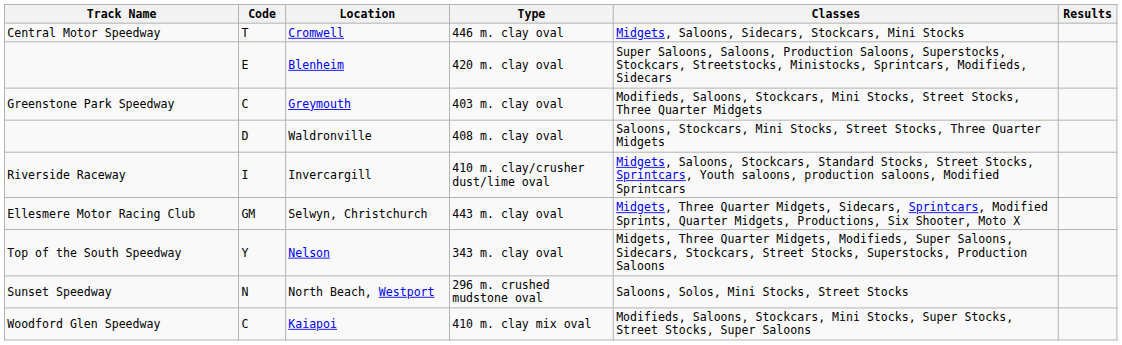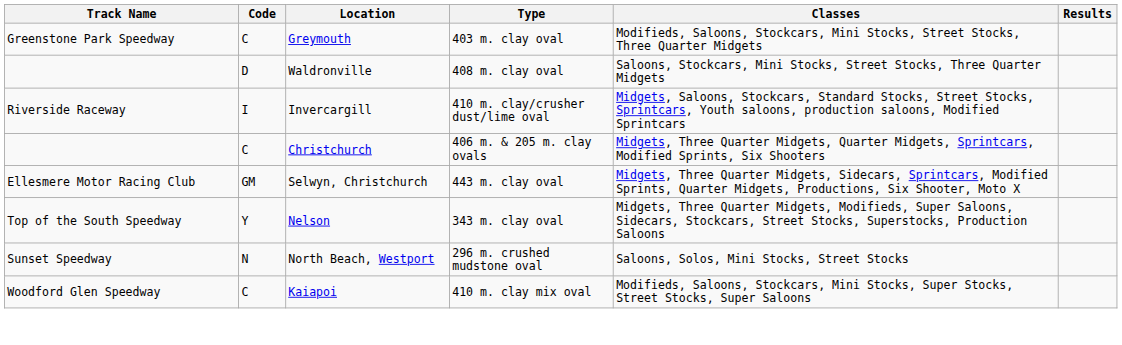- row: (316, 33)
- row: (316, 65)
+ row: (330, 149)
